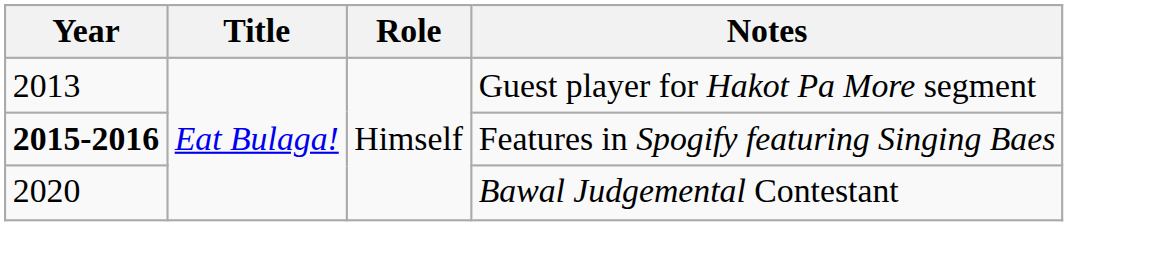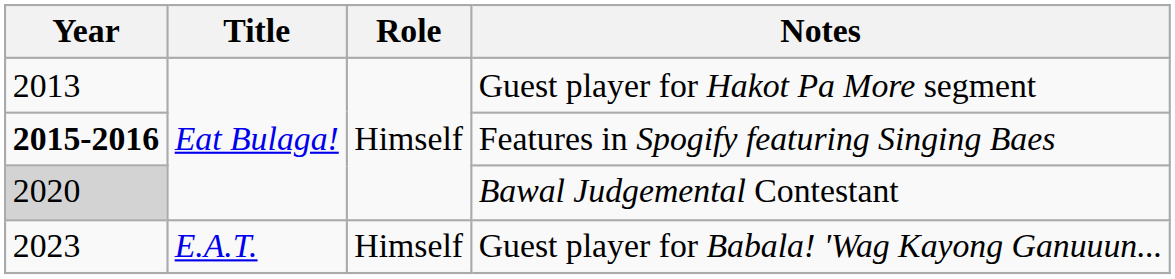(47, 191) no background -> (47, 191) lightgrey background
+ row: (821, 245)
